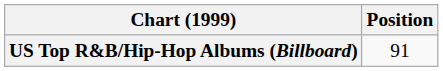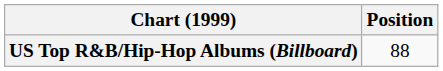(400, 50) 91 -> (400, 50) 88
